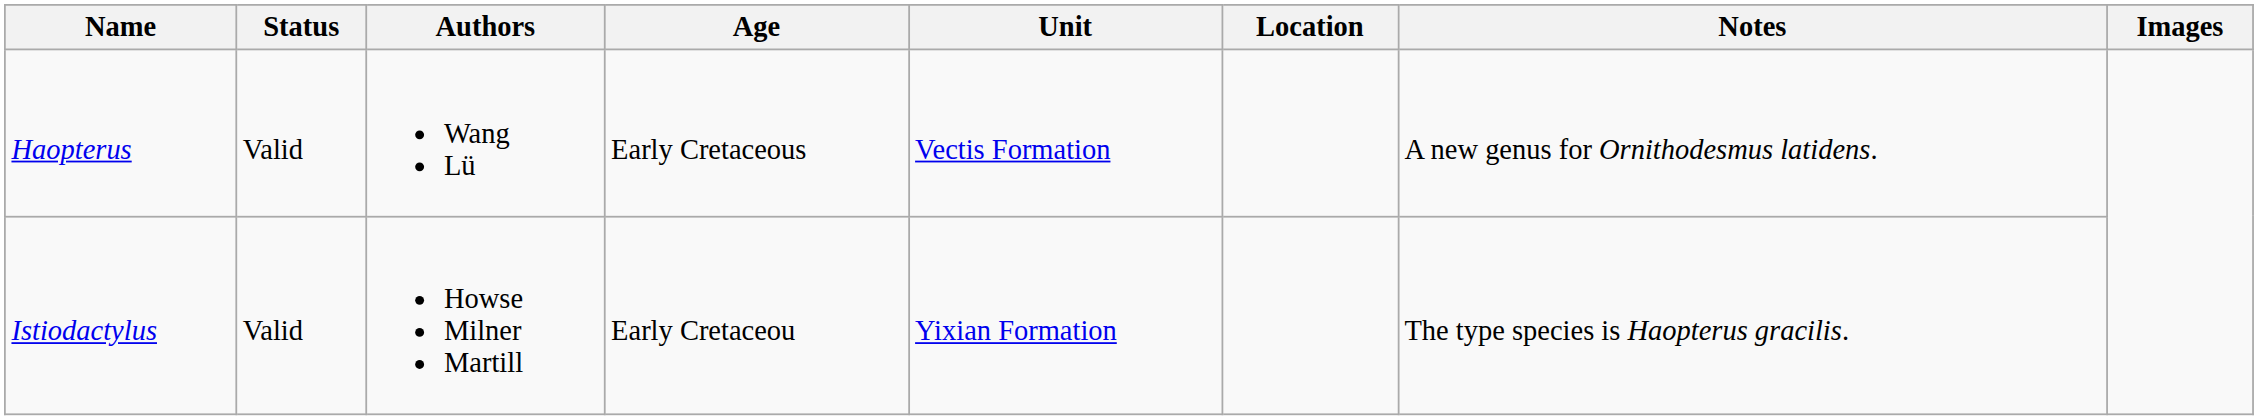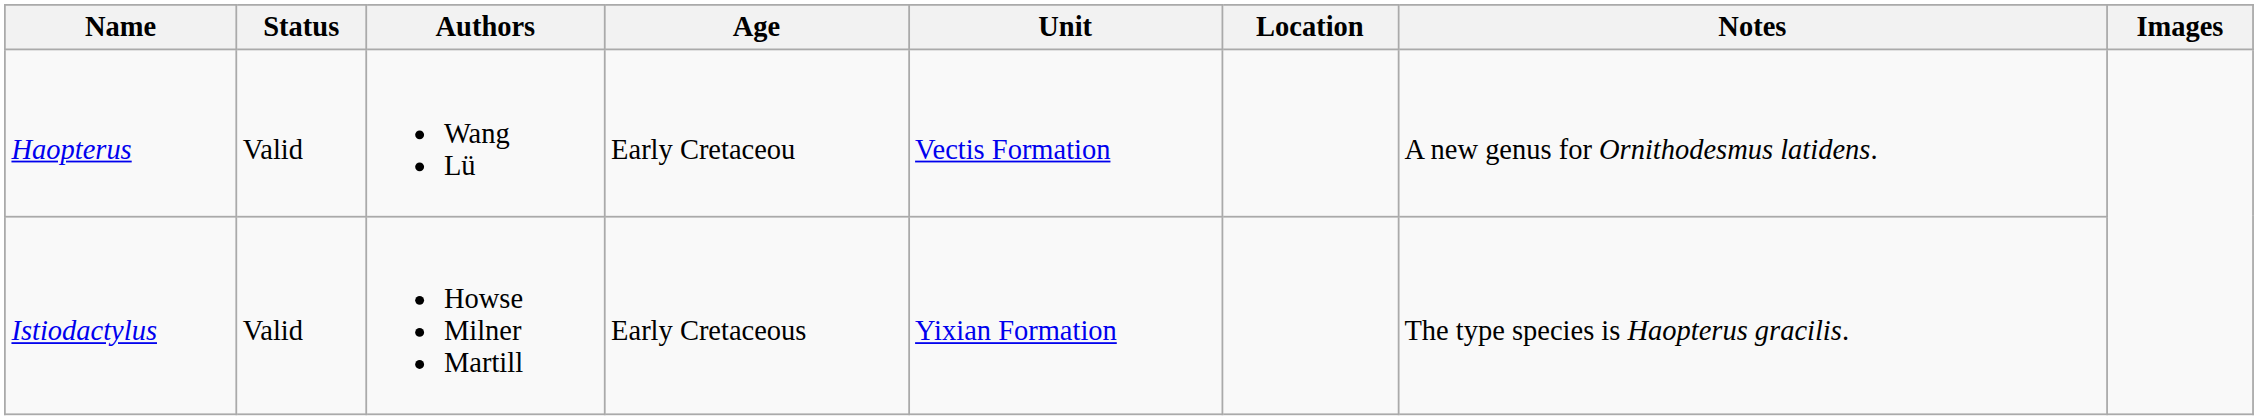(709, 148) Early Cretaceous -> (703, 148) Early Cretaceou
(703, 331) Early Cretaceou -> (709, 331) Early Cretaceous
